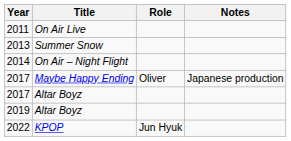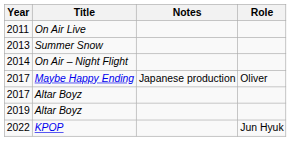columns swapped: (161, 12) <-> (235, 12)
